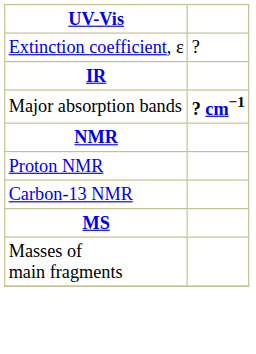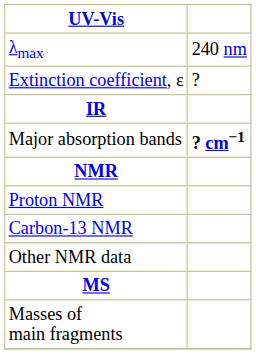+ row: (26, 49)
+ row: (70, 256)
